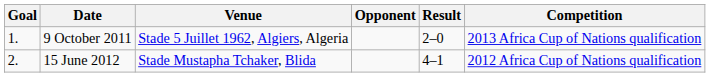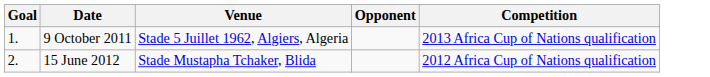- column: (442, 15)
